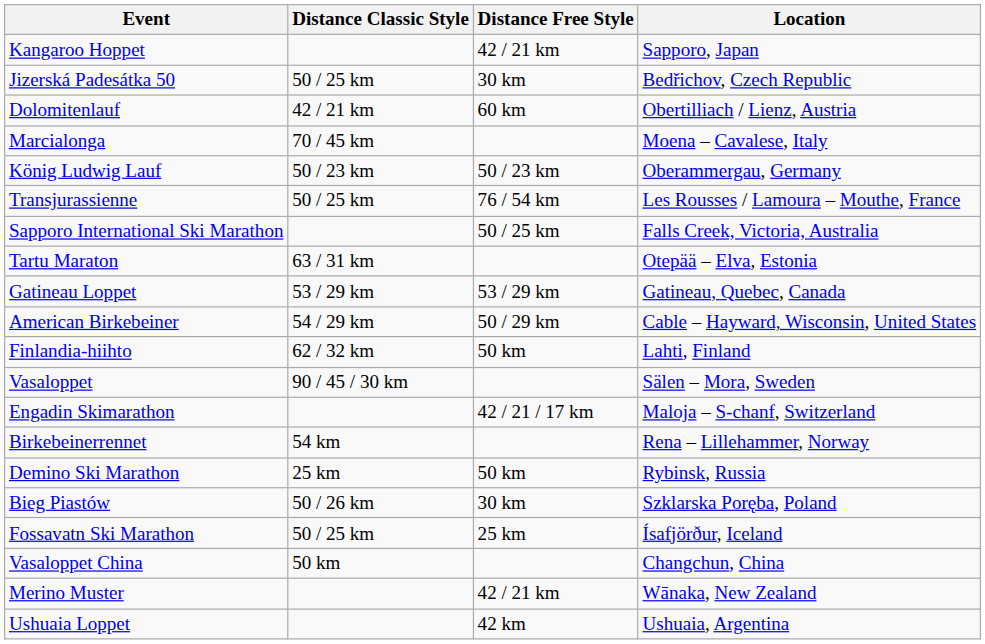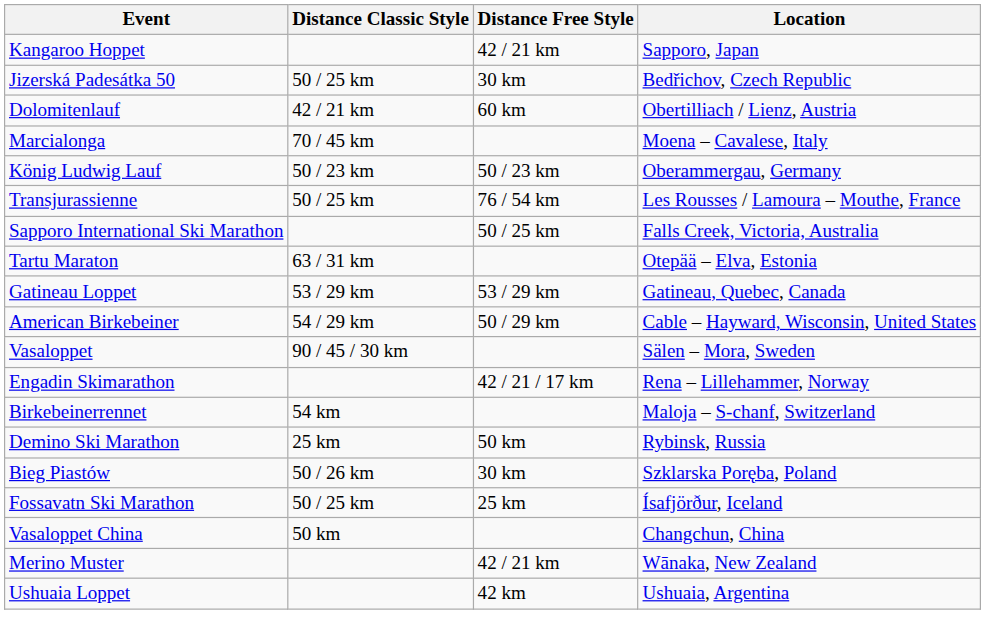- row: (70, 351)
(759, 412) Maloja – S-chanf, Switzerland -> (756, 381) Rena – Lillehammer, Norway
(756, 442) Rena – Lillehammer, Norway -> (759, 412) Maloja – S-chanf, Switzerland
